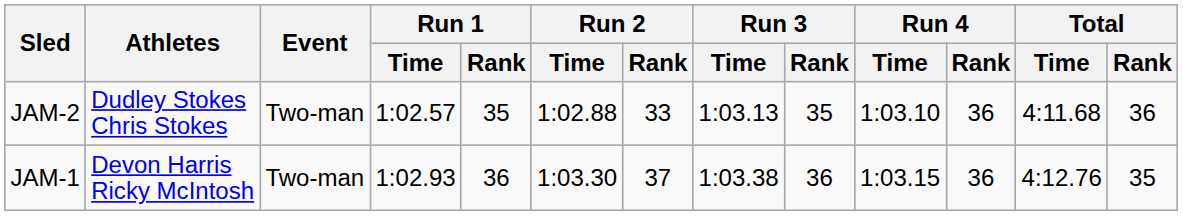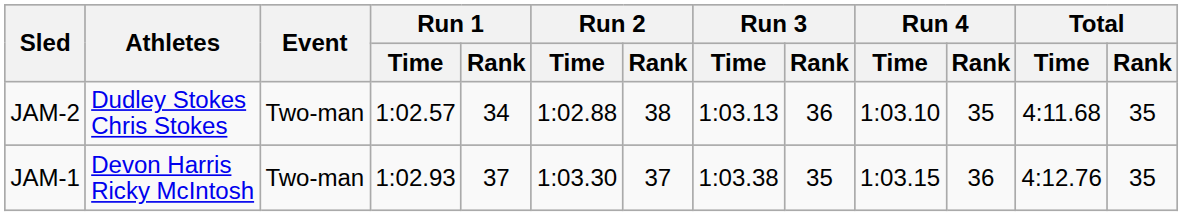(496, 114) 35 -> (496, 114) 34
(658, 114) 33 -> (658, 114) 38
(819, 114) 35 -> (819, 114) 36
(981, 114) 36 -> (981, 114) 35
(1142, 114) 36 -> (1142, 114) 35
(496, 178) 36 -> (496, 178) 37
(819, 178) 36 -> (819, 178) 35
